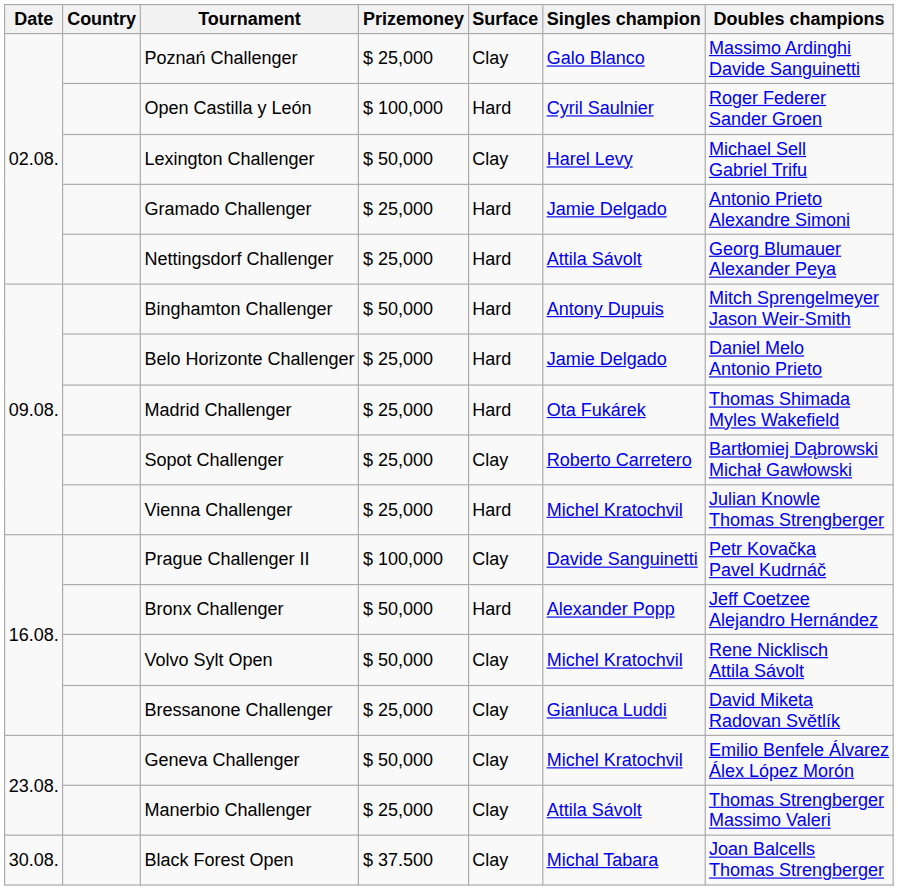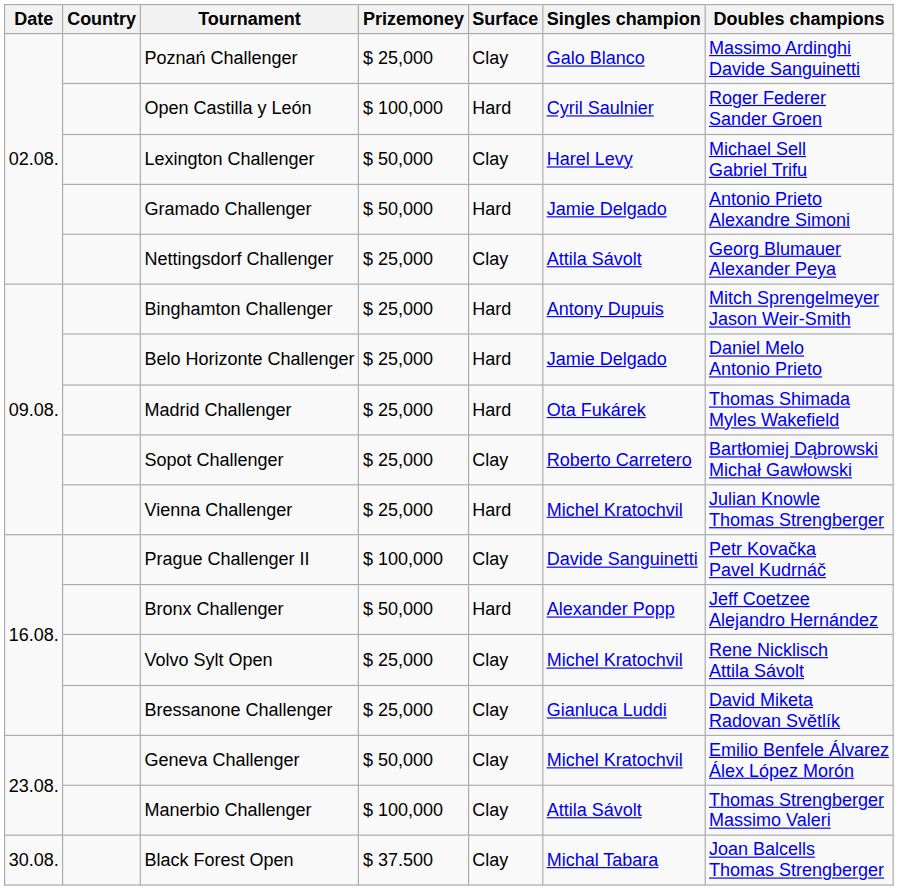(398, 208) $ 25,000 -> (398, 208) $ 50,000
(492, 258) Hard -> (490, 258) Clay
(398, 308) $ 50,000 -> (398, 308) $ 25,000
(398, 659) $ 50,000 -> (398, 659) $ 25,000
(398, 809) $ 25,000 -> (403, 809) $ 100,000
